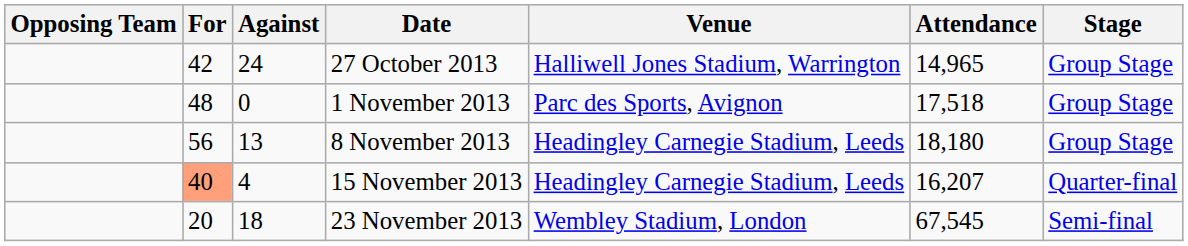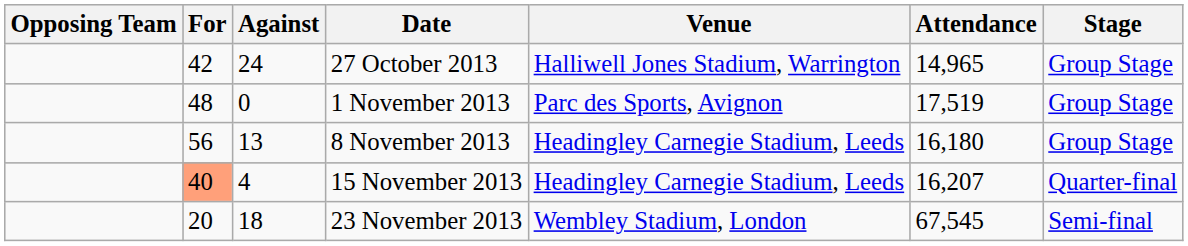(950, 102) 17,518 -> (950, 102) 17,519
(950, 142) 18,180 -> (950, 142) 16,180
